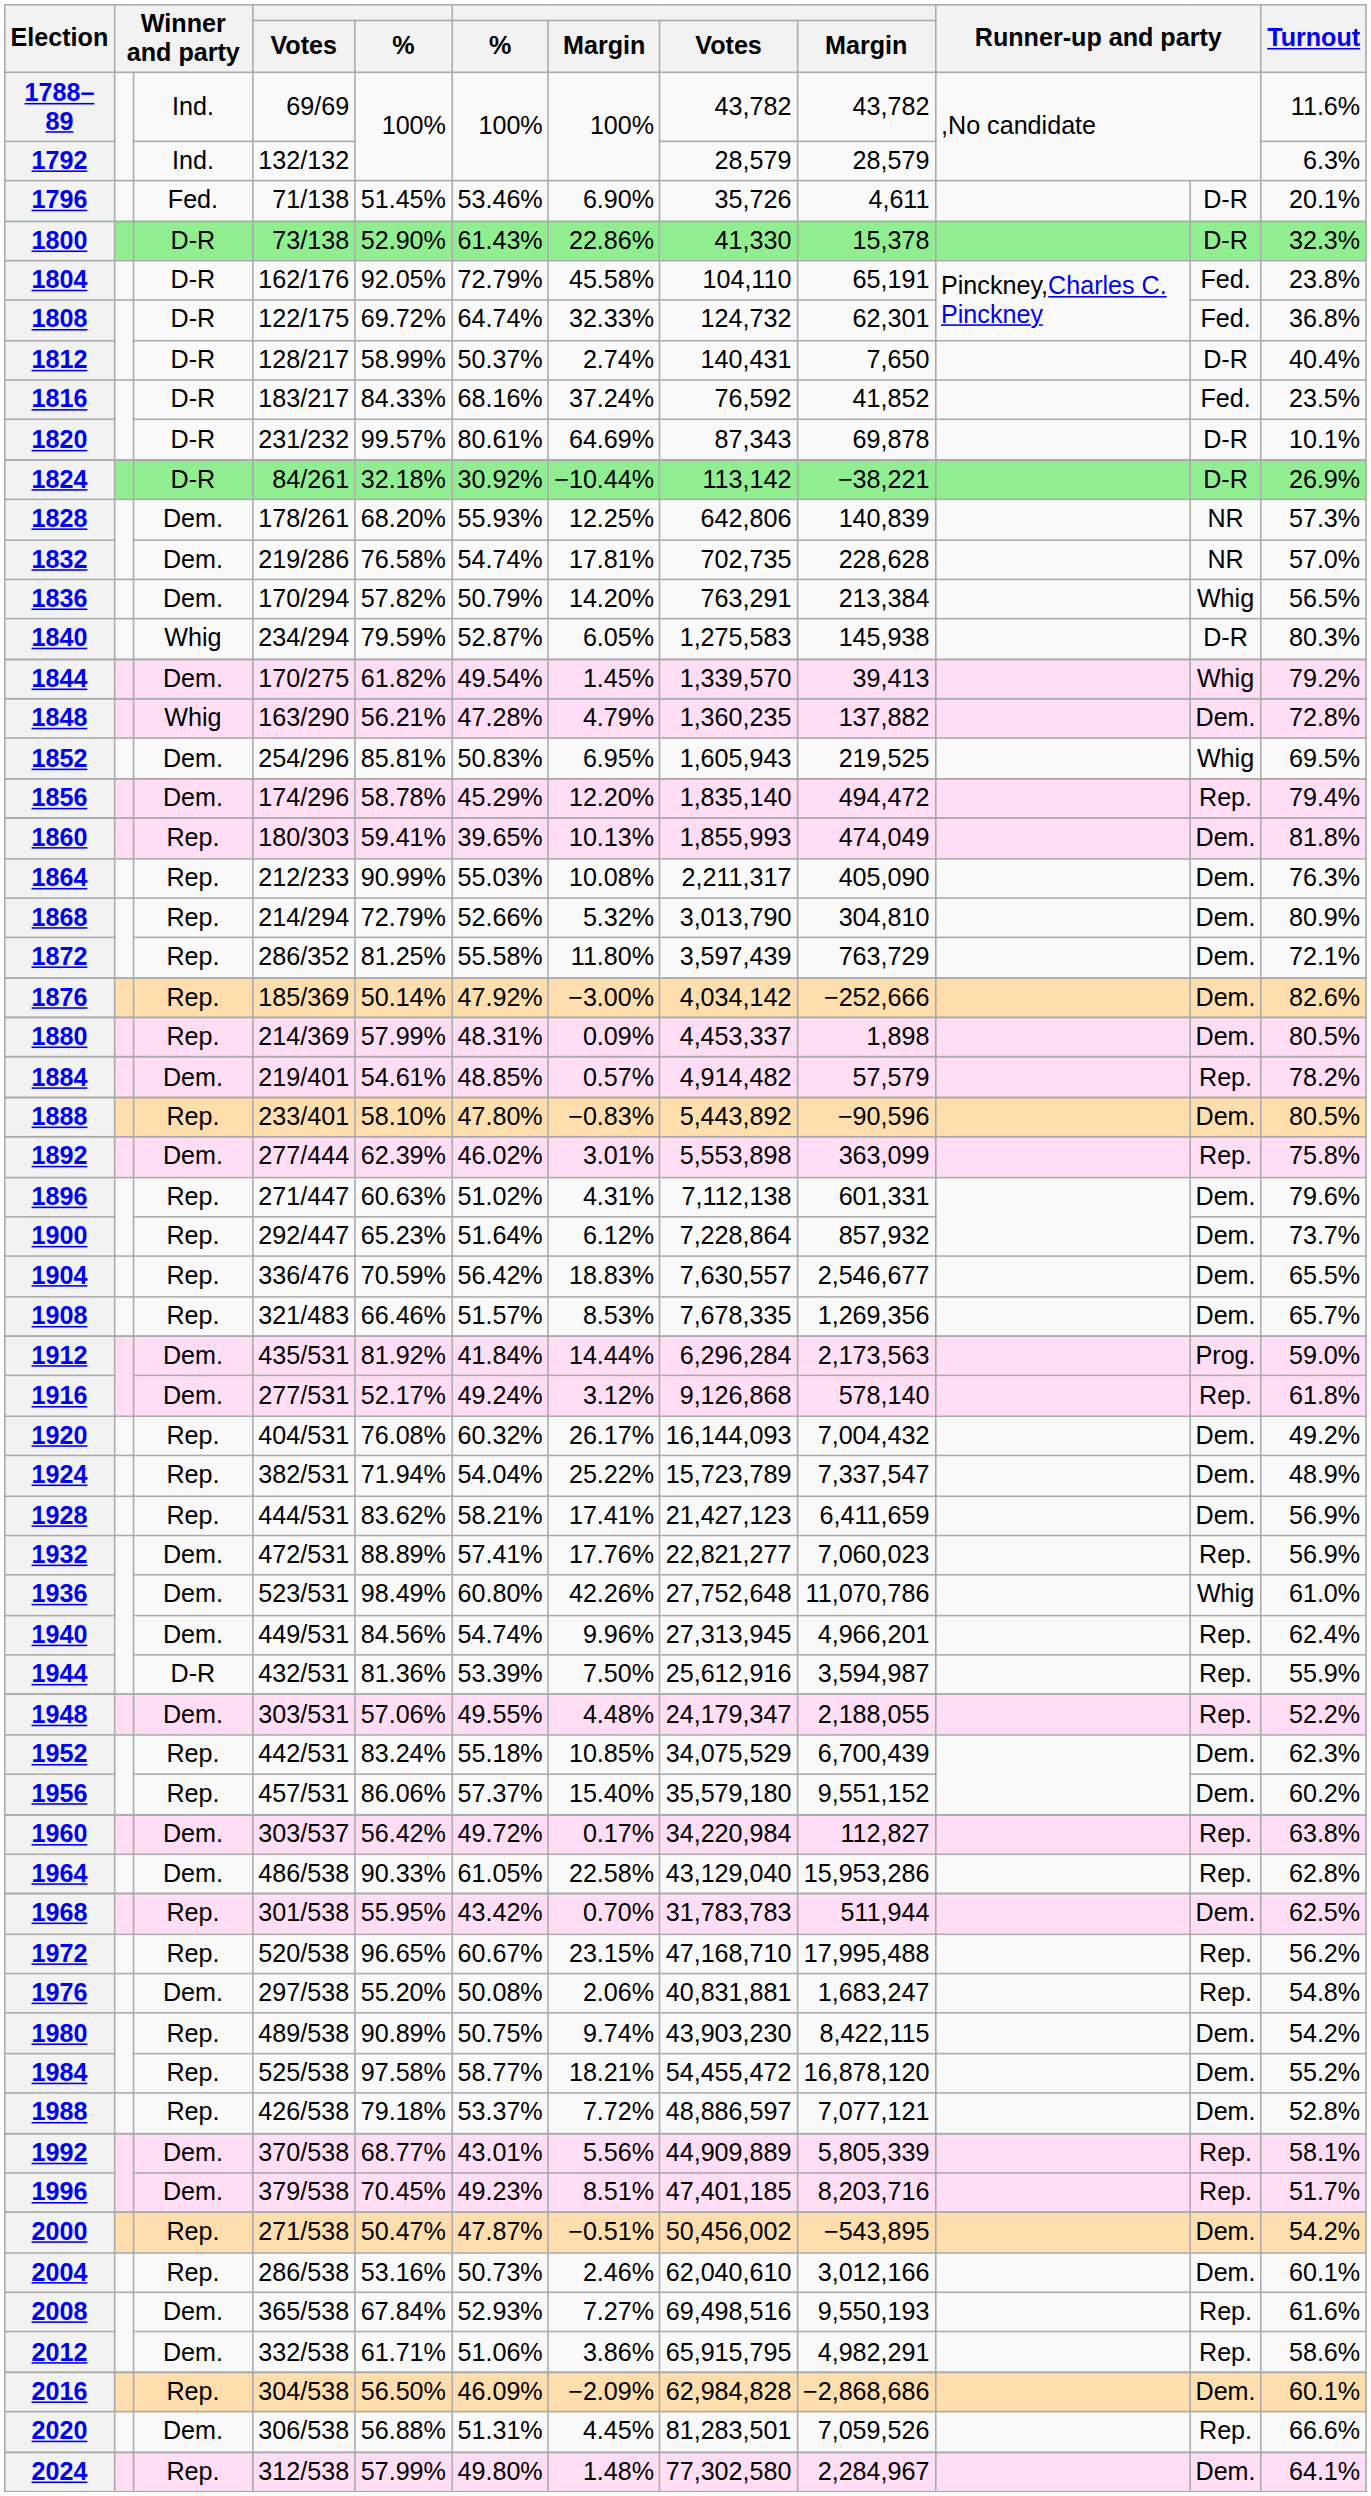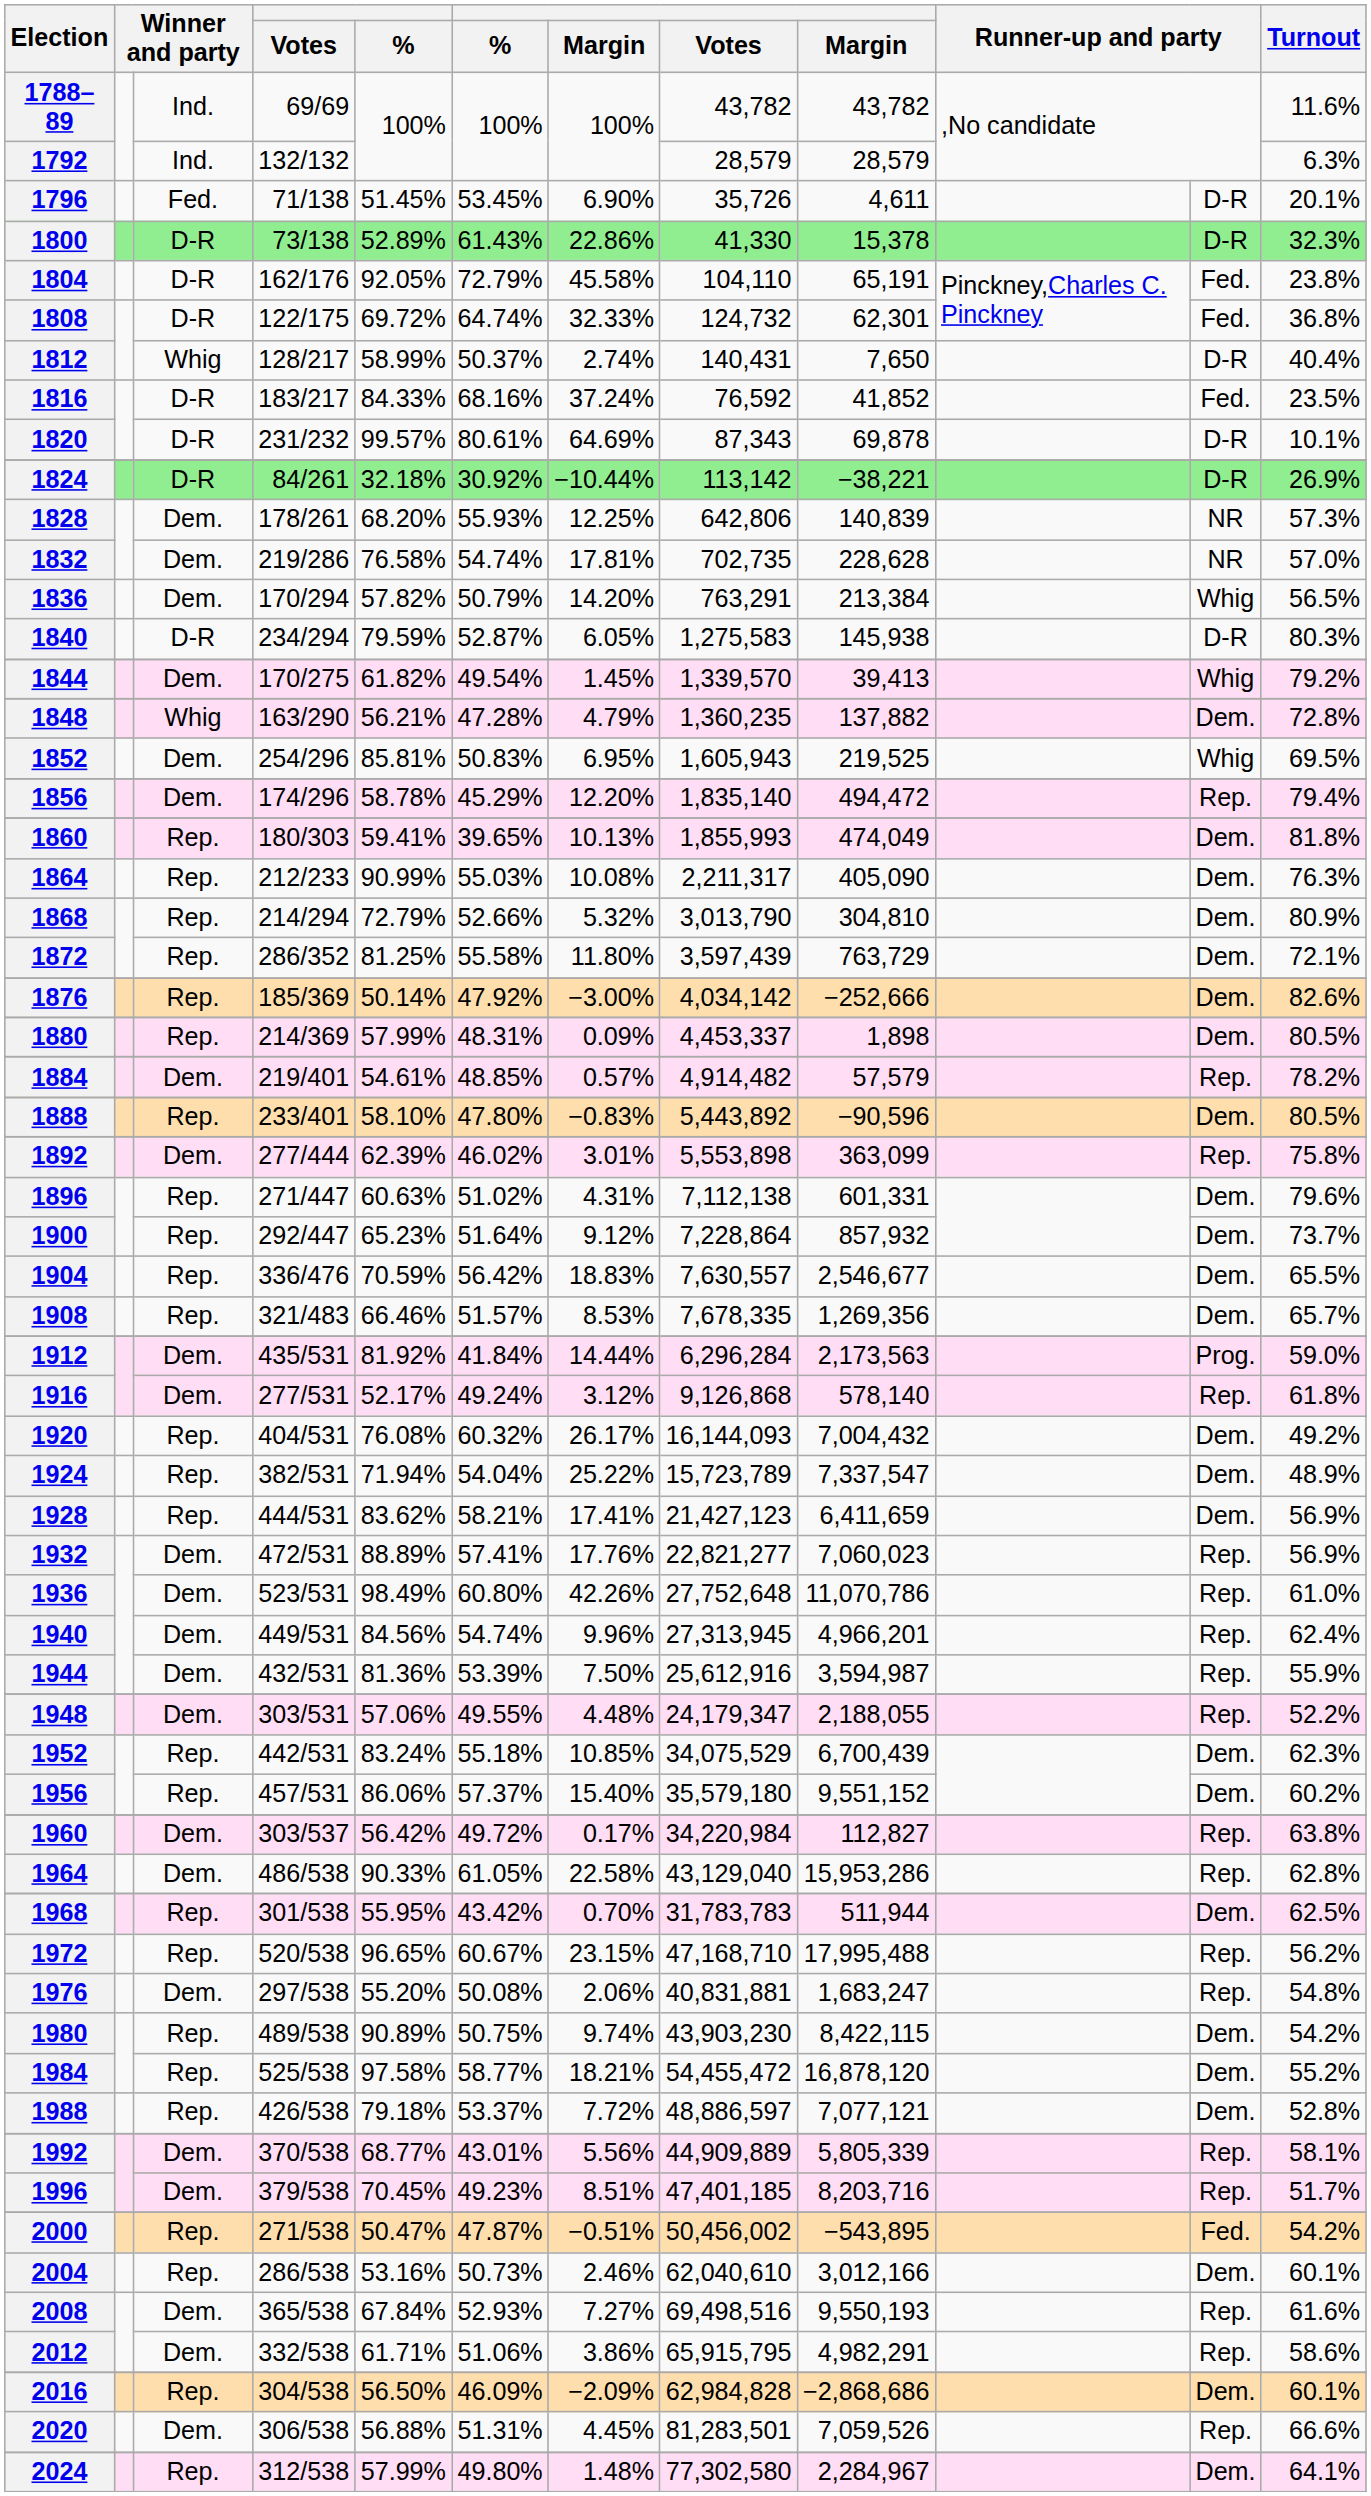(500, 200) 53.46% -> (500, 200) 53.45%
(403, 240) 52.90% -> (403, 240) 52.89%
(193, 359) D-R -> (193, 359) Whig
(193, 638) Whig -> (193, 638) D-R
(619, 1236) 6.12% -> (619, 1236) 9.12%
(1226, 1594) Whig -> (1226, 1594) Rep.
(193, 1674) D-R -> (193, 1674) Dem.
(1226, 2232) Dem. -> (1226, 2232) Fed.
